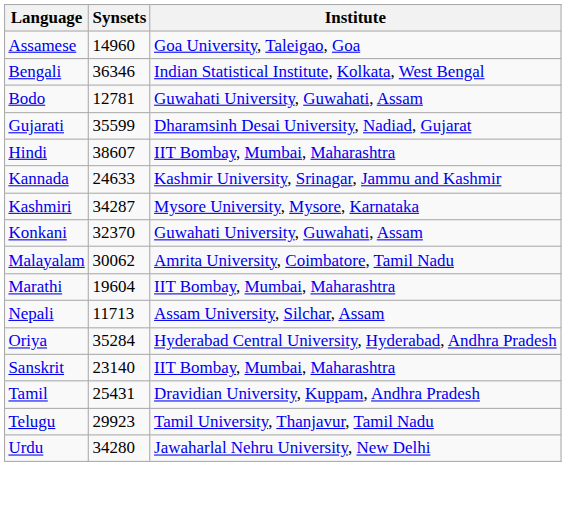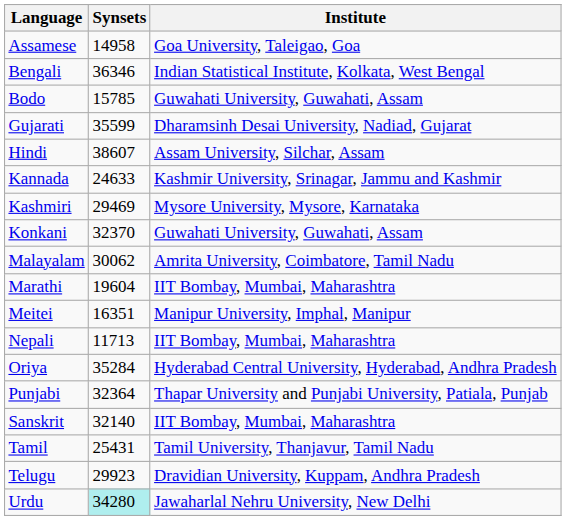(114, 44) 14960 -> (114, 44) 14958
(114, 98) 12781 -> (114, 98) 15785
(275, 152) IIT Bombay, Mumbai, Maharashtra -> (269, 152) Assam University, Silchar, Assam
(114, 206) 34287 -> (114, 206) 29469
+ row: (31, 313)
(269, 313) Assam University, Silchar, Assam -> (275, 340) IIT Bombay, Mumbai, Maharashtra
+ row: (34, 394)
(114, 367) 23140 -> (114, 421) 32140
(317, 394) Dravidian University, Kuppam, Andhra Pradesh -> (294, 448) Tamil University, Thanjavur, Tamil Nadu
(294, 421) Tamil University, Thanjavur, Tamil Nadu -> (317, 475) Dravidian University, Kuppam, Andhra Pradesh
(114, 448) no background -> (114, 502) paleturquoise background
